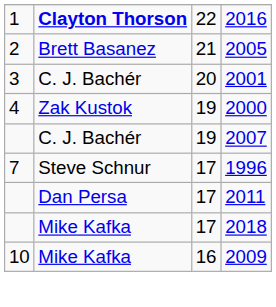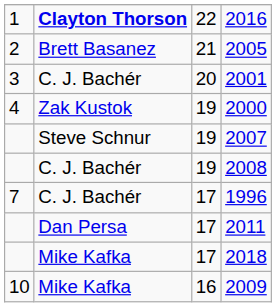(90, 138) C. J. Bachér -> (95, 138) Steve Schnur
+ row: (246, 167)
(95, 167) Steve Schnur -> (90, 197) C. J. Bachér
